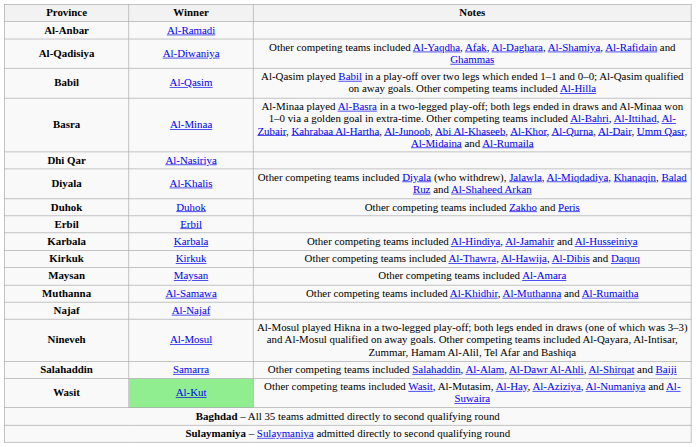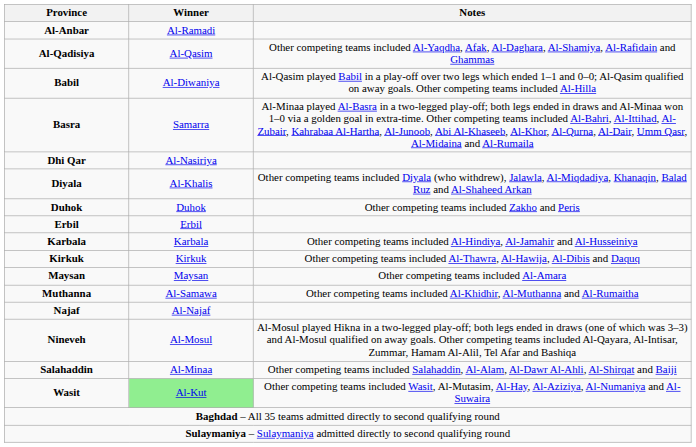(191, 53) Al-Diwaniya -> (191, 53) Al-Qasim
(191, 83) Al-Qasim -> (191, 83) Al-Diwaniya
(191, 124) Al-Minaa -> (191, 124) Samarra
(191, 369) Samarra -> (191, 369) Al-Minaa
